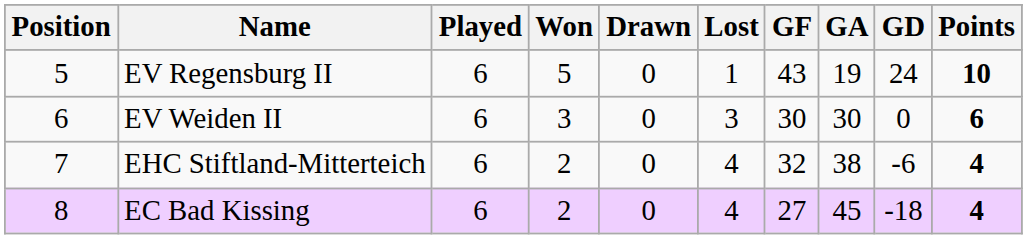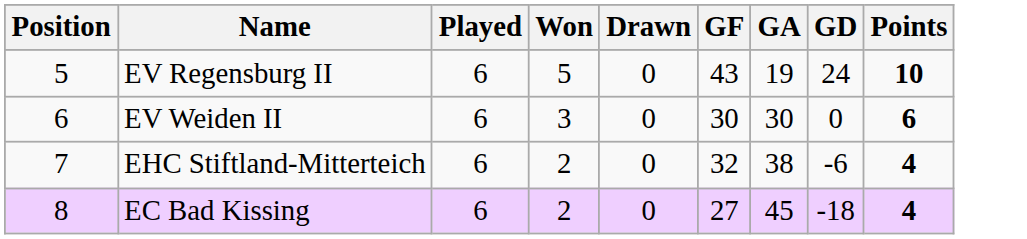- column: (732, 27)
